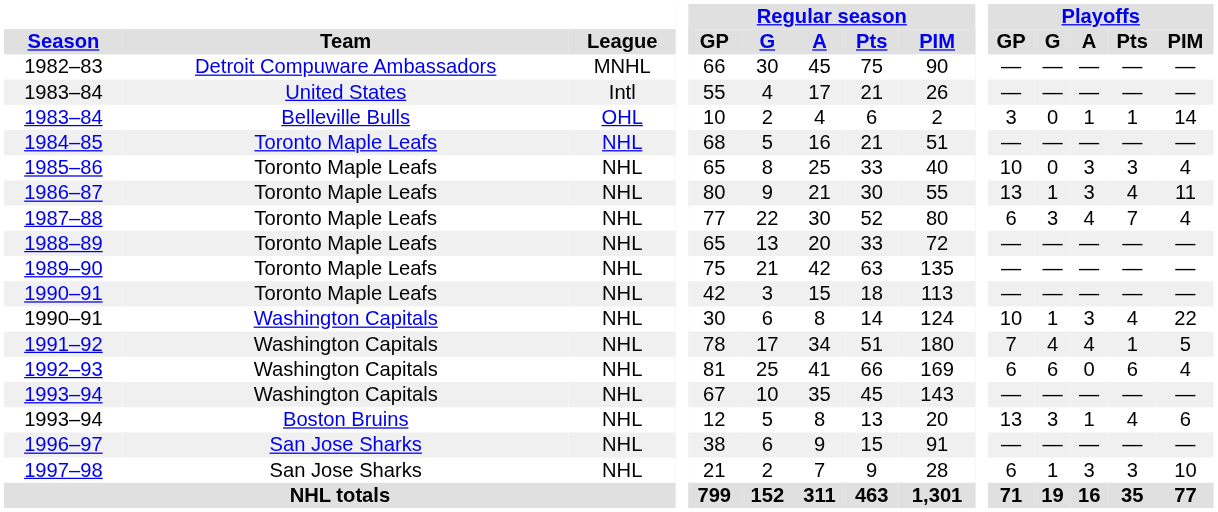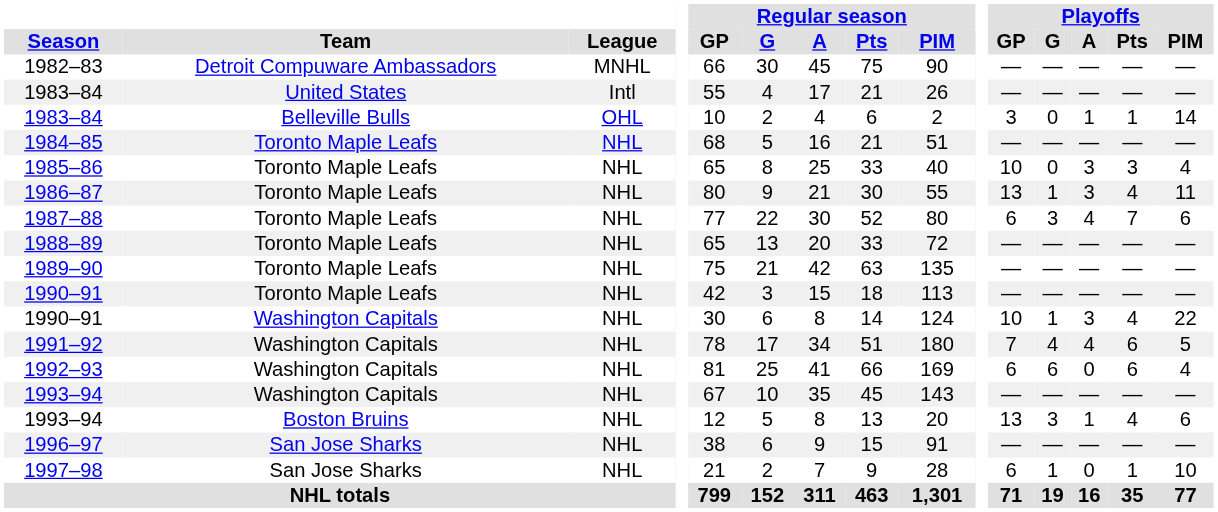(1185, 218) 4 -> (1185, 218) 6
(1132, 344) 1 -> (1132, 344) 6
(1089, 470) 3 -> (1089, 470) 0
(1132, 470) 3 -> (1132, 470) 1
